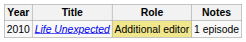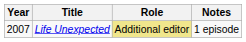(18, 29) 2010 -> (18, 29) 2007
